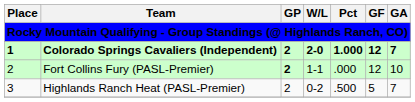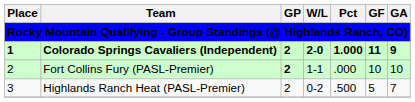(375, 50) 12 -> (374, 50) 11
(393, 50) 7 -> (393, 50) 9
(375, 69) 12 -> (375, 69) 10
